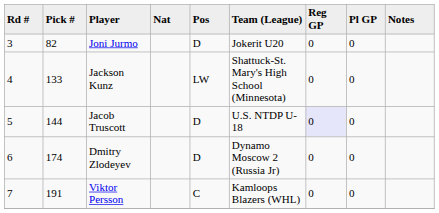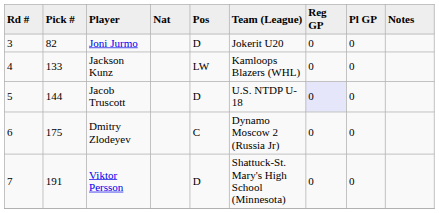(259, 79) Shattuck-St. Mary's High School (Minnesota) -> (266, 66) Kamloops Blazers (WHL)
(54, 157) 174 -> (54, 132) 175
(197, 157) D -> (196, 132) C
(196, 193) C -> (197, 181) D
(266, 193) Kamloops Blazers (WHL) -> (259, 181) Shattuck-St. Mary's High School (Minnesota)
